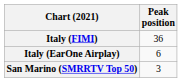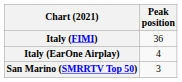(158, 54) 6 -> (158, 54) 4
